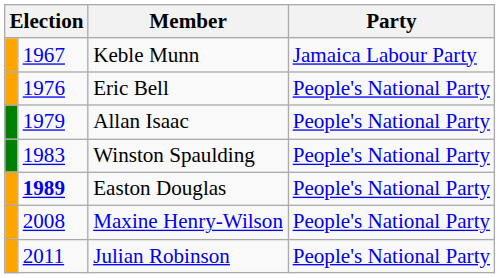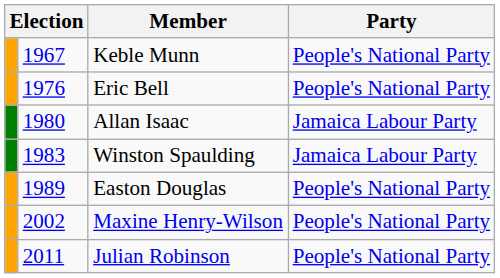(385, 54) Jamaica Labour Party -> (391, 54) People's National Party
(44, 121) 1979 -> (44, 121) 1980
(391, 121) People's National Party -> (385, 121) Jamaica Labour Party
(391, 155) People's National Party -> (385, 155) Jamaica Labour Party
(44, 188) bold -> (44, 188) normal
(44, 222) 2008 -> (44, 222) 2002
